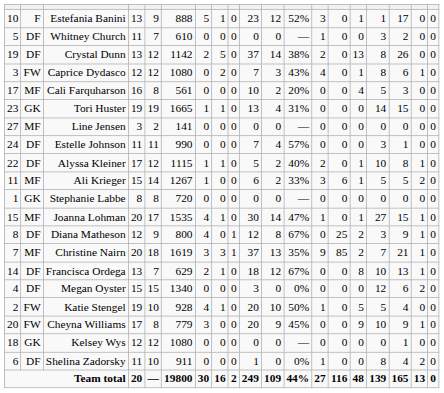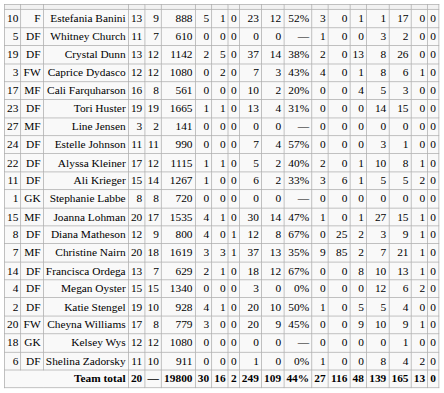(32, 108) GK -> (33, 108) DF
(32, 180) MF -> (33, 180) DF
(32, 307) FW -> (33, 307) DF
